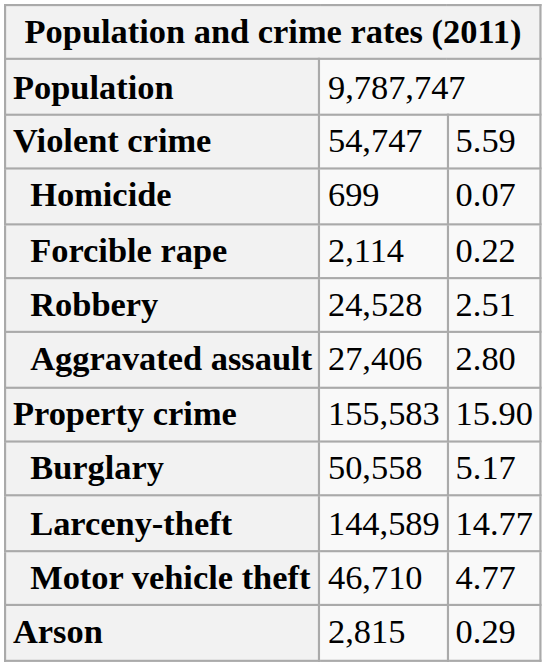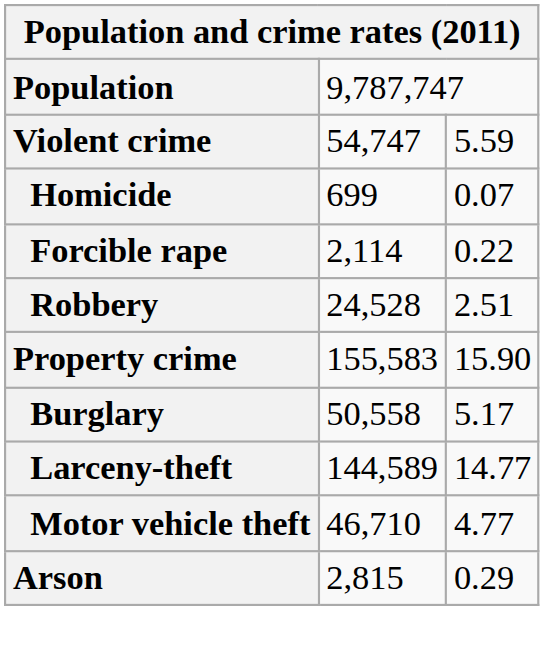- row: (163, 359)
